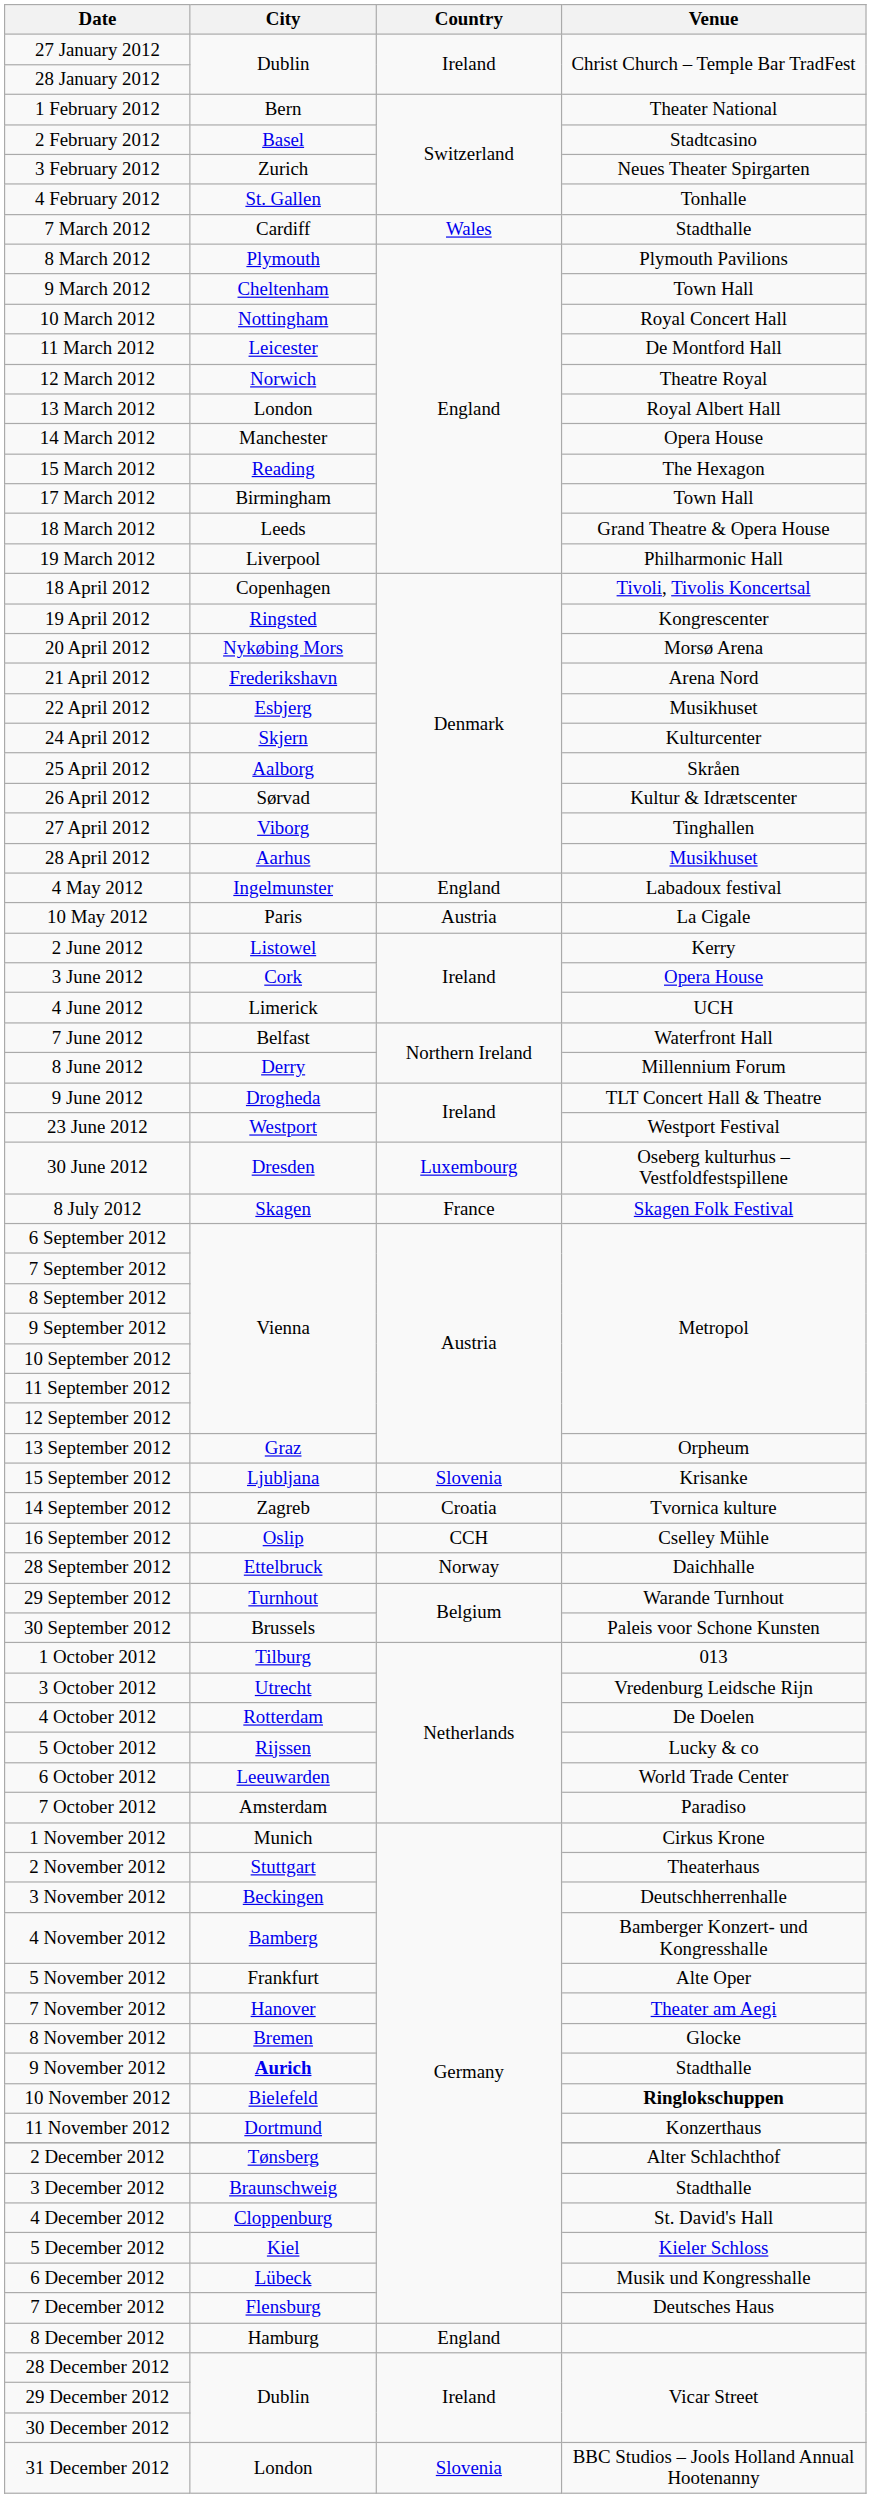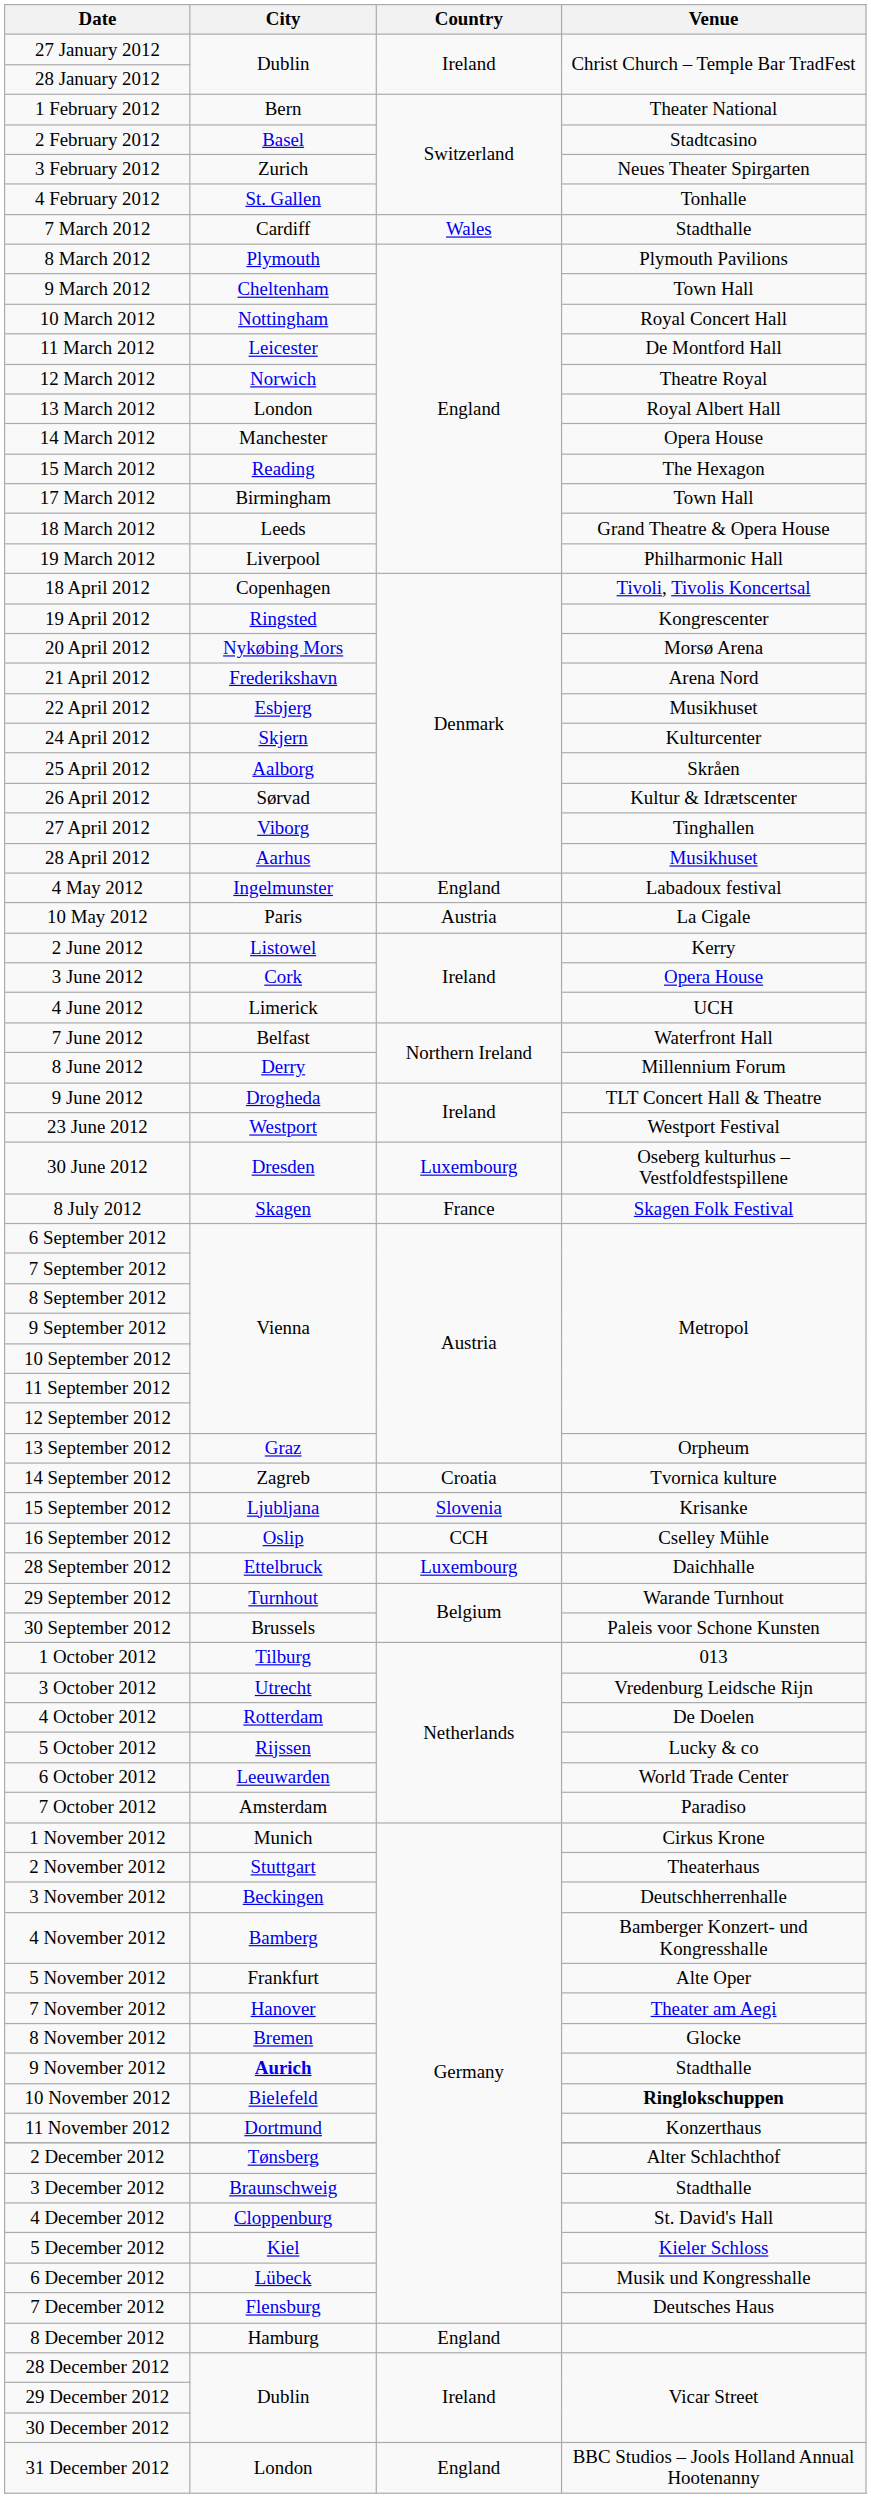rows swapped: (97, 1507) <-> (97, 1477)
(469, 1567) Norway -> (469, 1567) Luxembourg
(469, 2467) Slovenia -> (469, 2467) England
